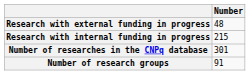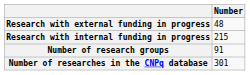rows swapped: (108, 63) <-> (108, 50)
